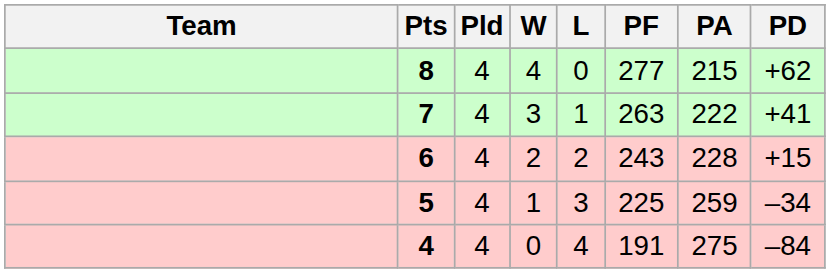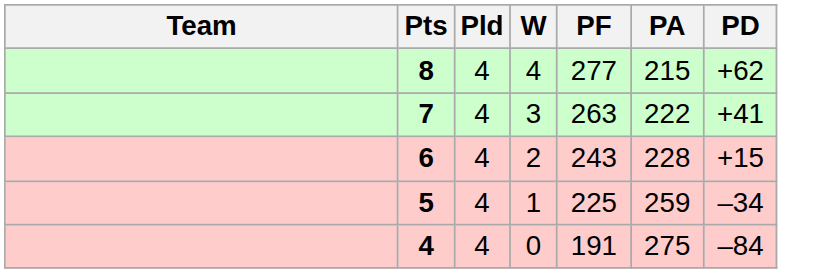- column: (581, 26)
